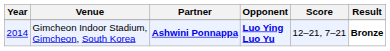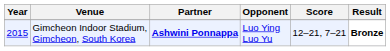(17, 33) 2014 -> (17, 33) 2015
(263, 33) bold -> (261, 33) normal
